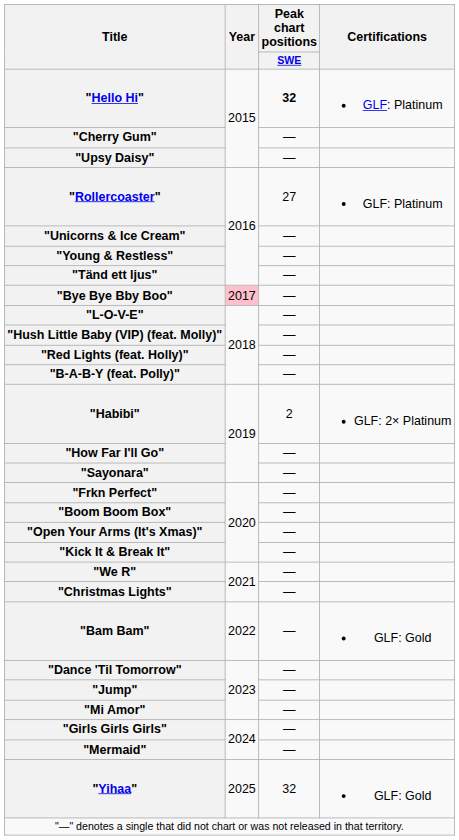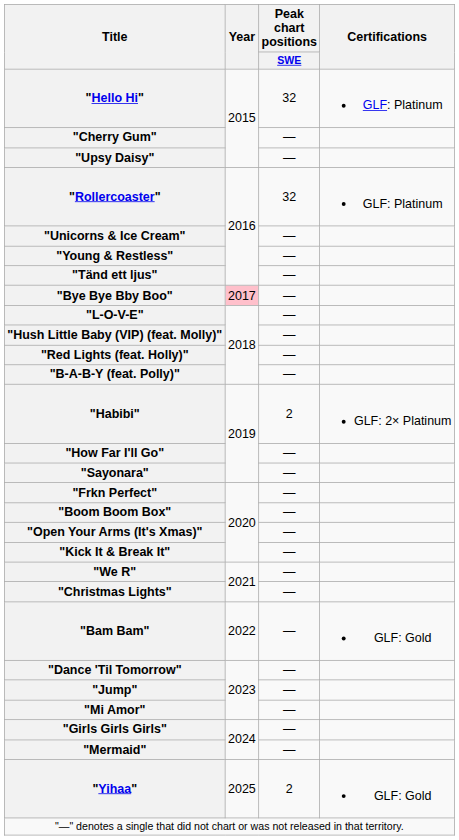(289, 98) bold -> (289, 98) normal
(289, 196) 27 -> (289, 196) 32
(289, 788) 32 -> (289, 788) 2
